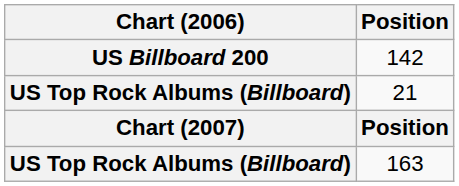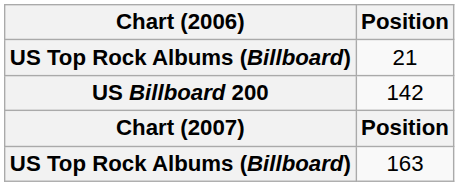rows swapped: (405, 57) <-> (405, 92)
